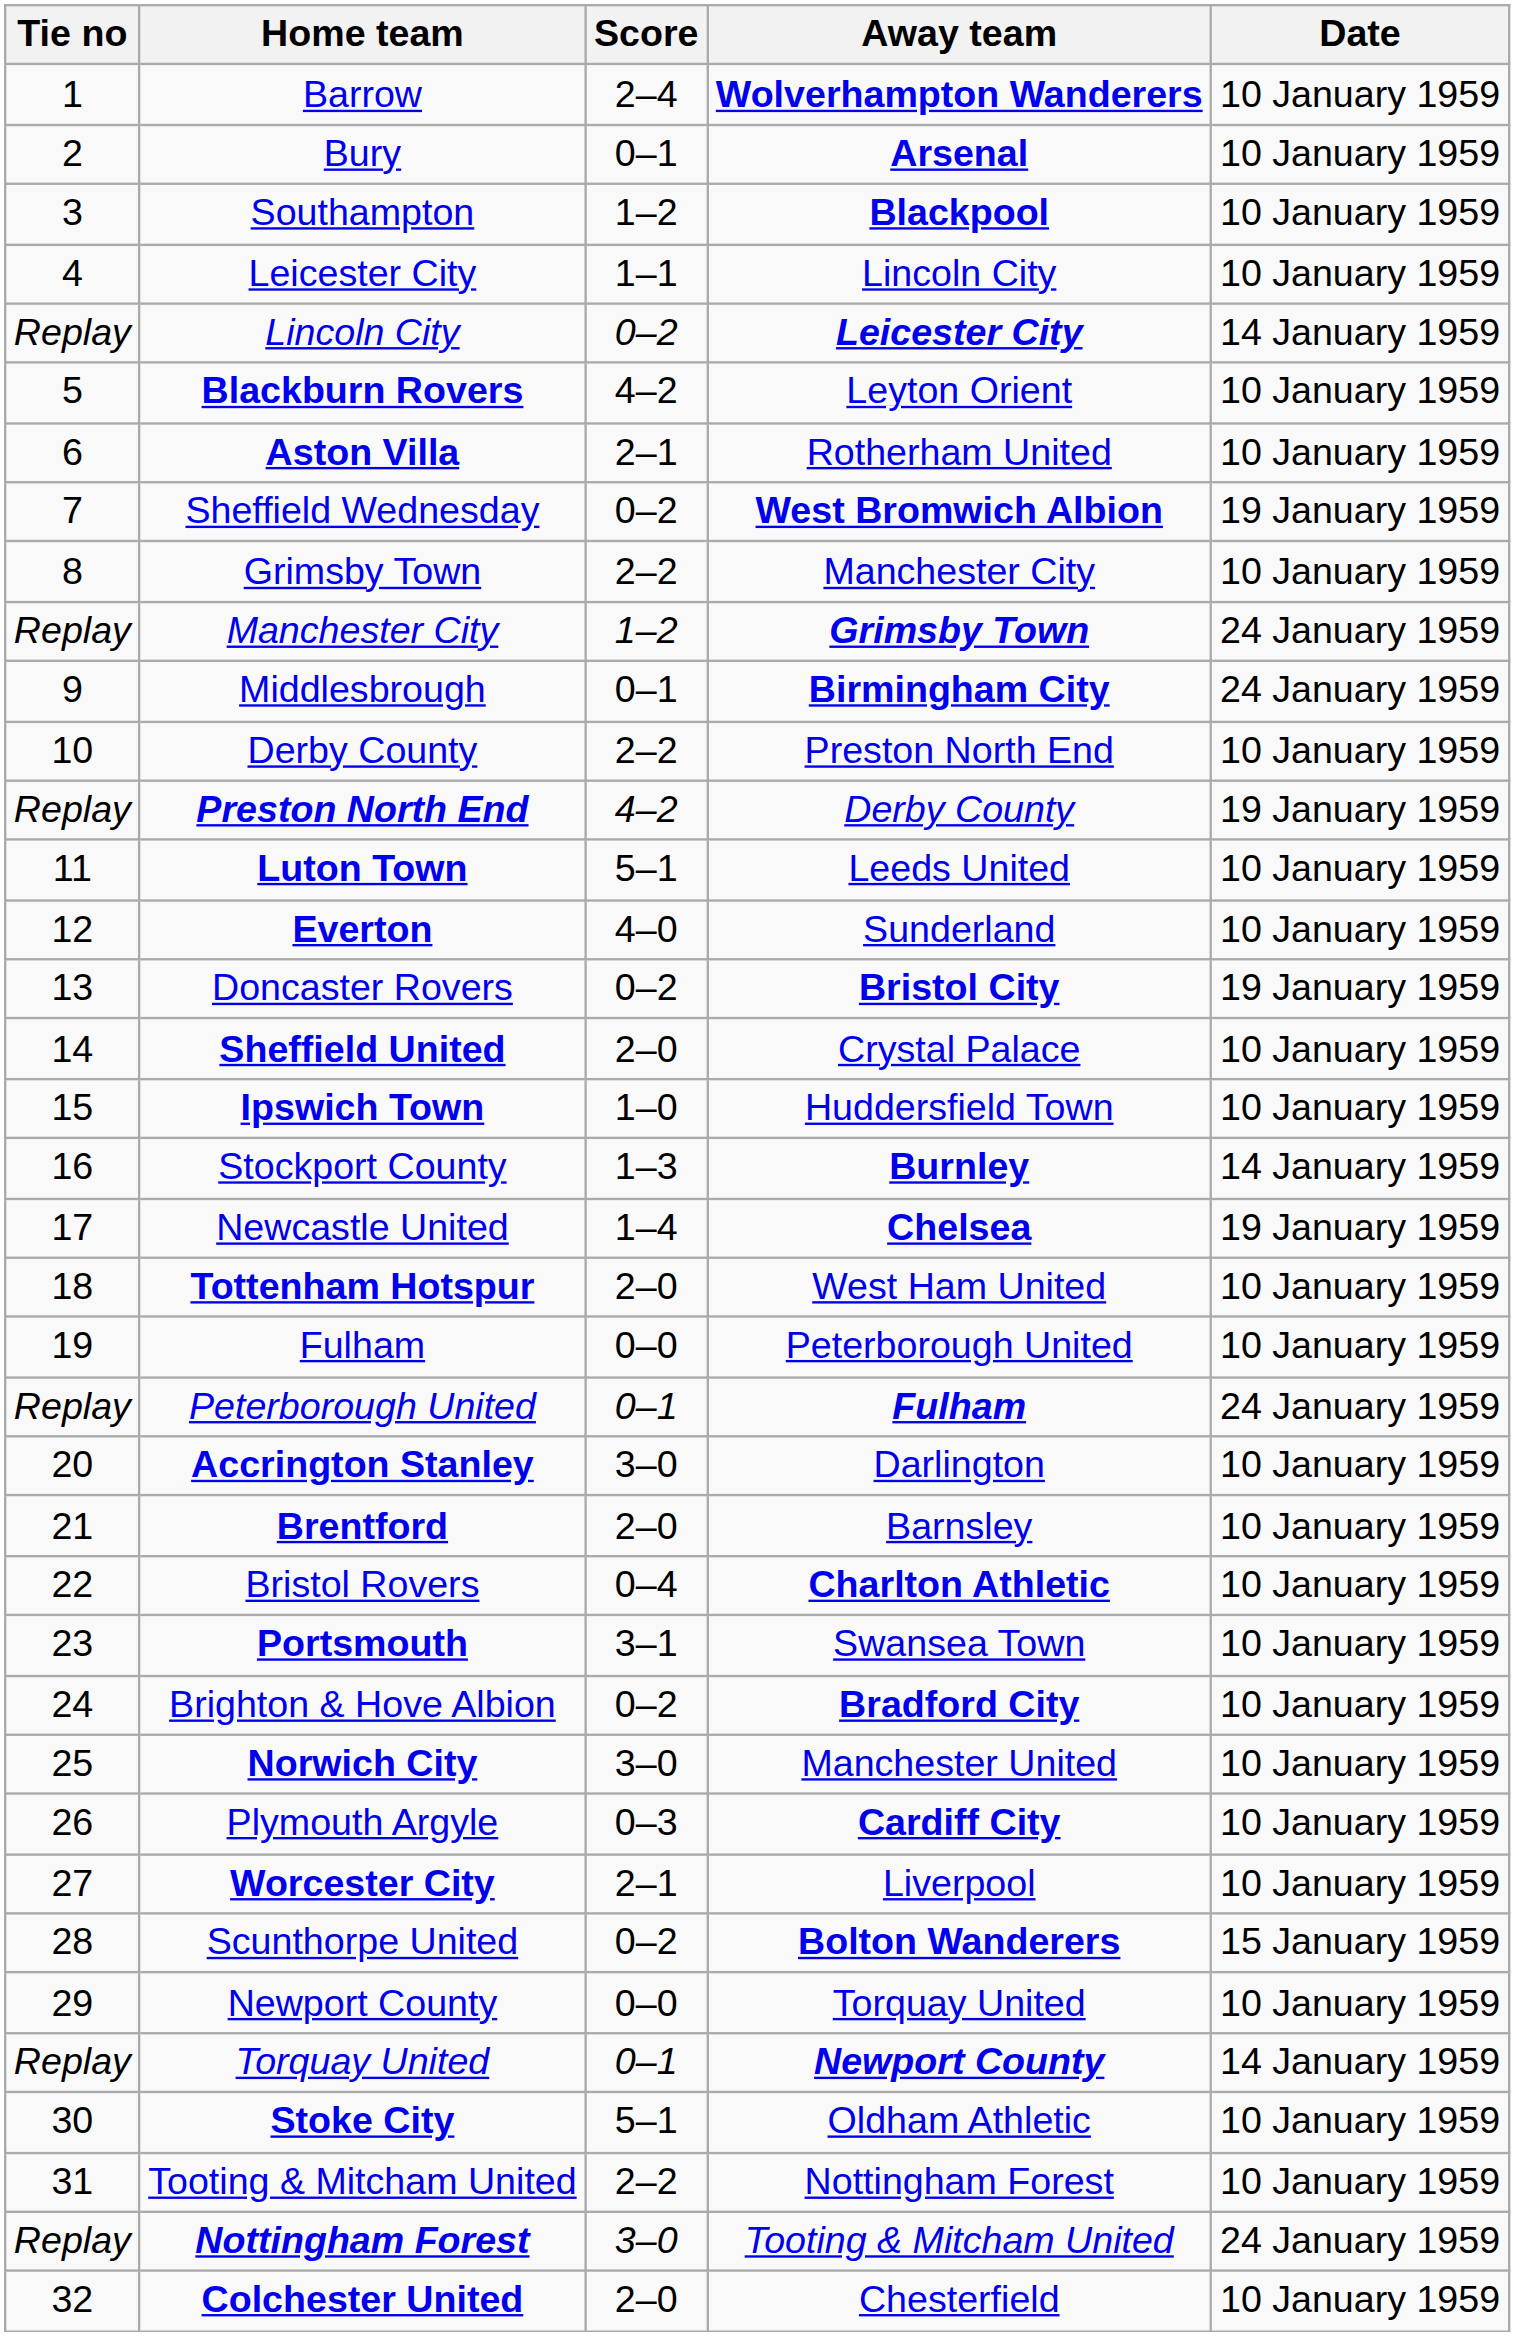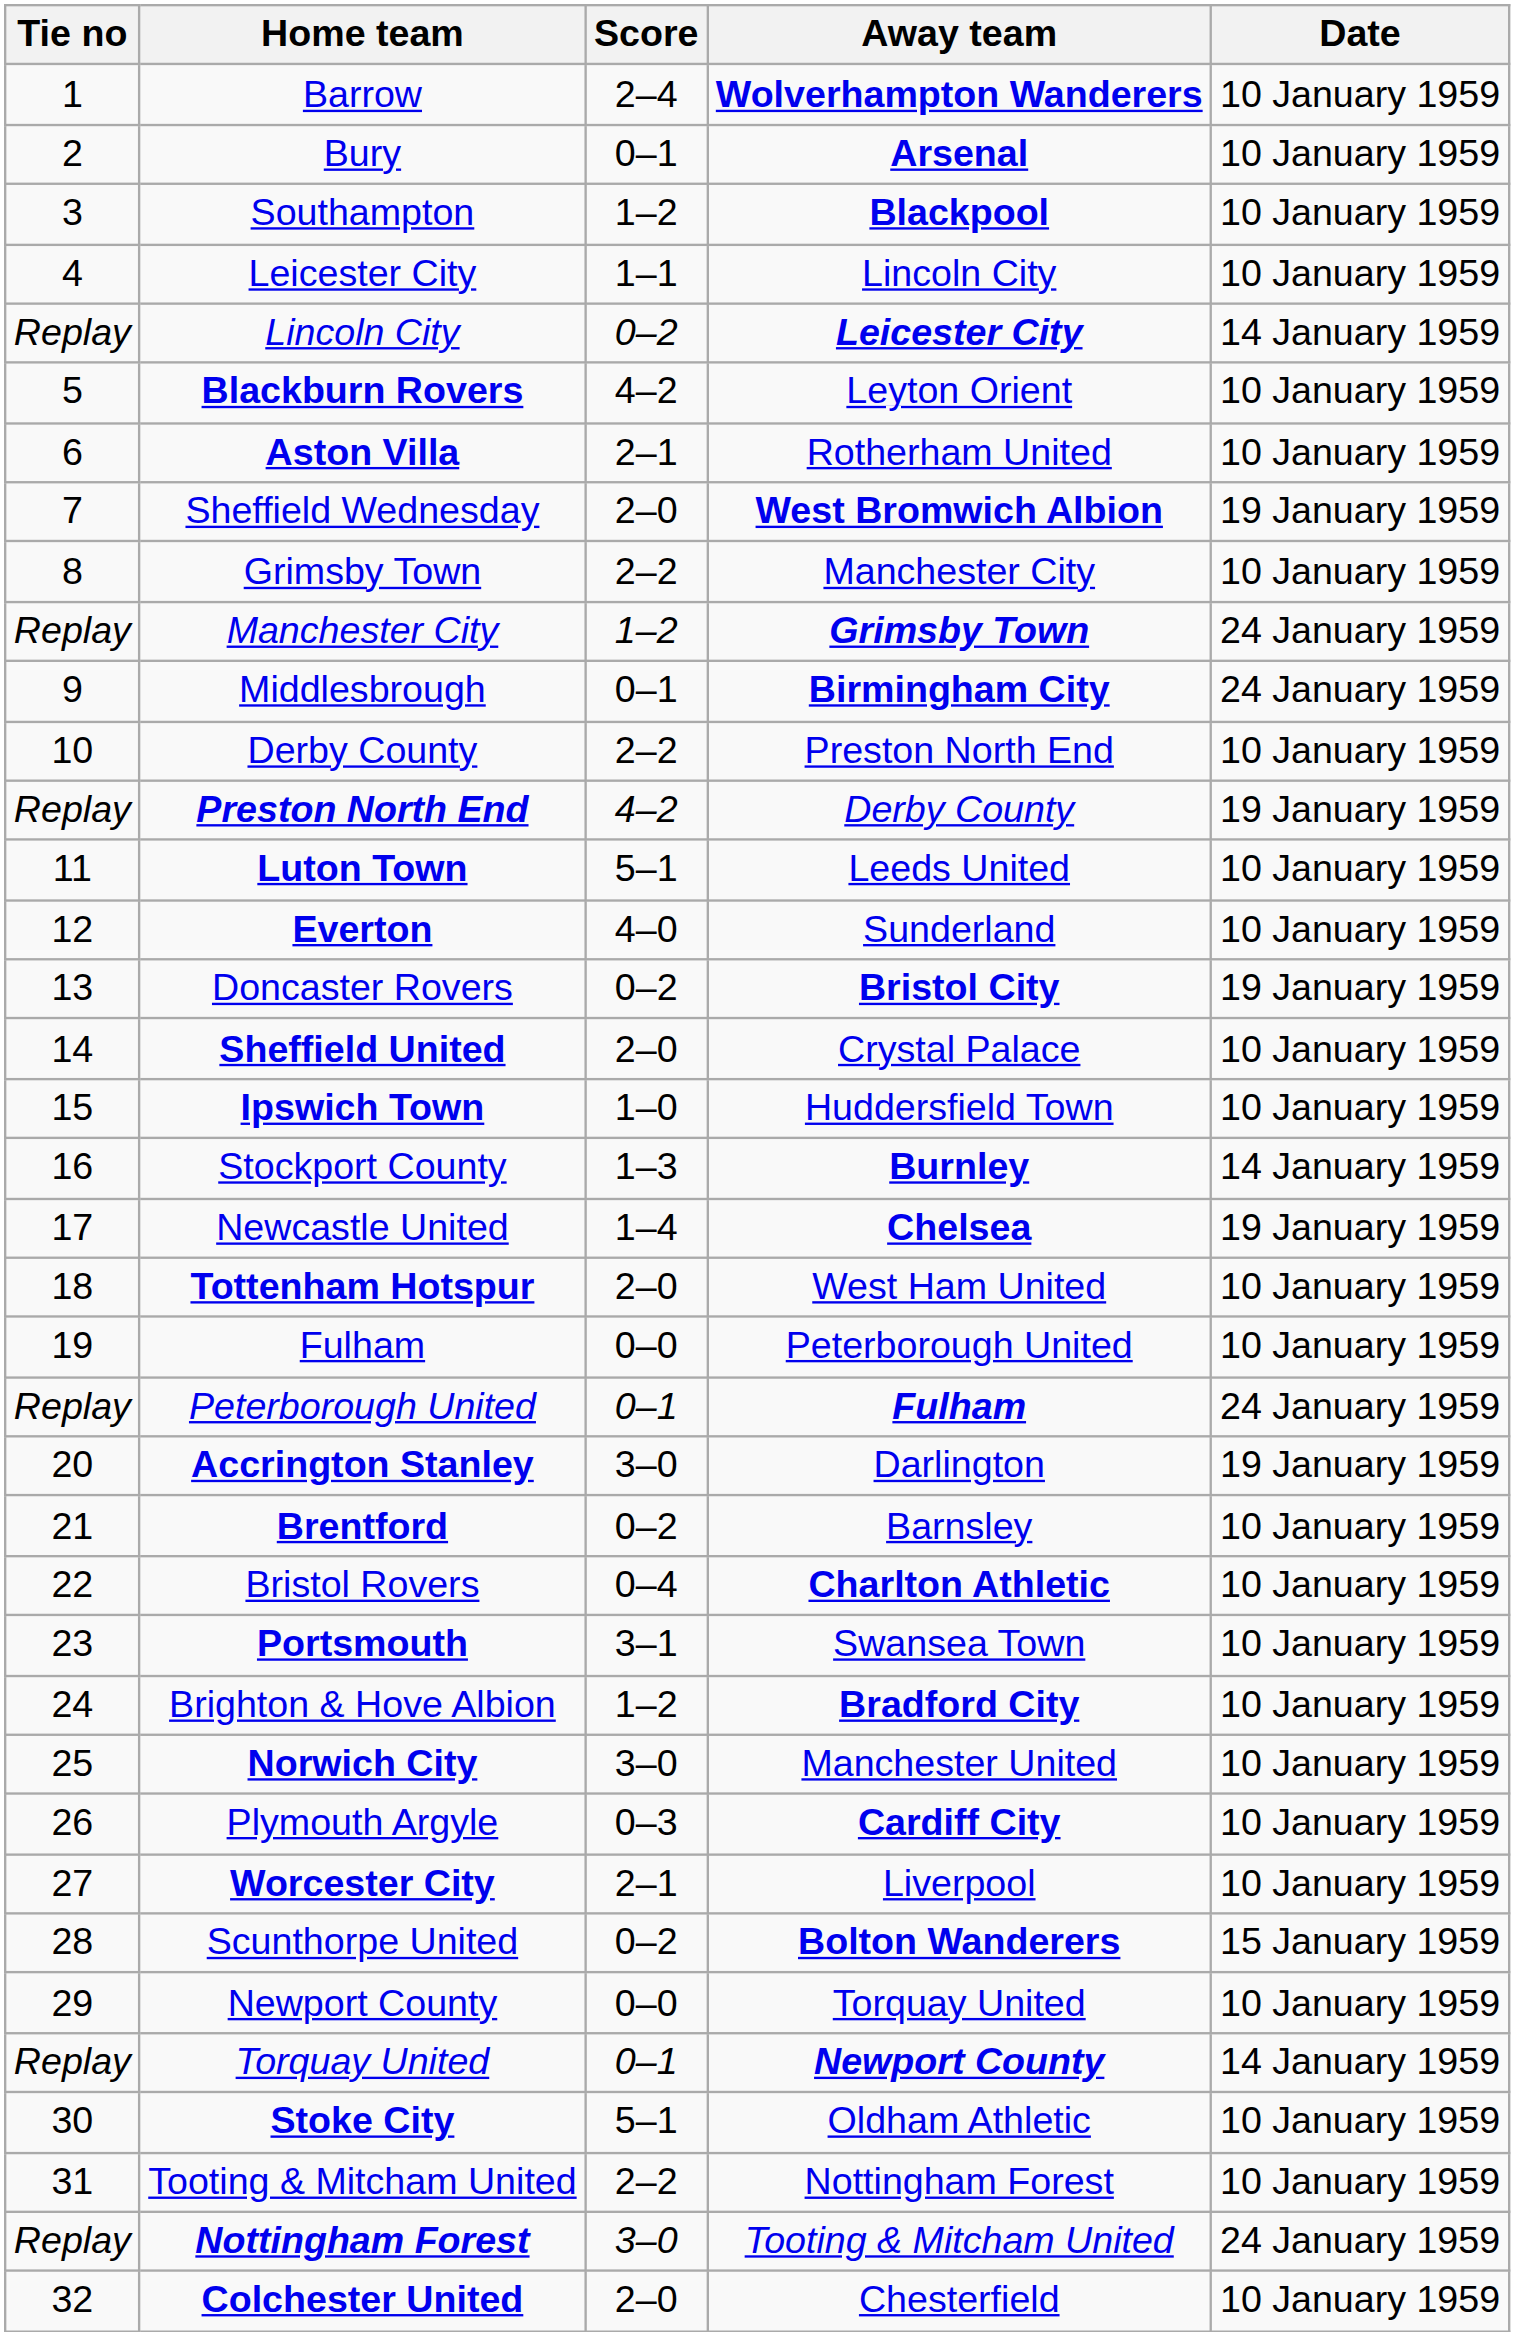(646, 511) 0–2 -> (646, 511) 2–0
(1360, 1465) 10 January 1959 -> (1360, 1465) 19 January 1959
(646, 1525) 2–0 -> (646, 1525) 0–2
(646, 1703) 0–2 -> (646, 1703) 1–2
